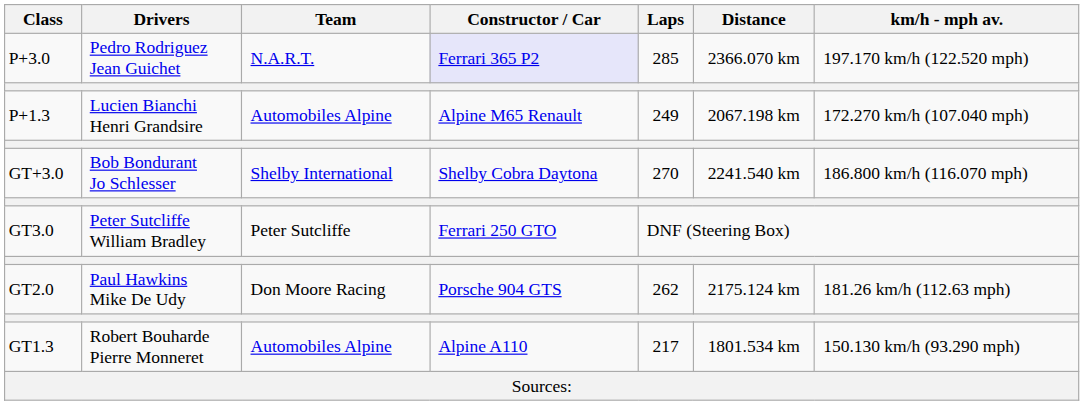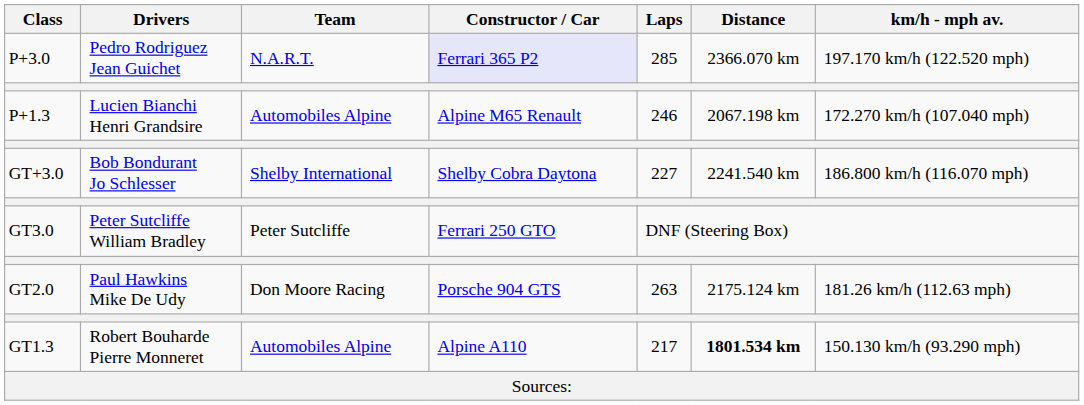(666, 115) 249 -> (664, 115) 246
(666, 173) 270 -> (664, 173) 227
(666, 288) 262 -> (664, 288) 263
(754, 346) normal -> (753, 346) bold
